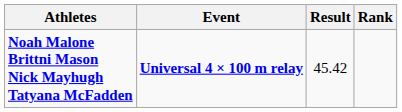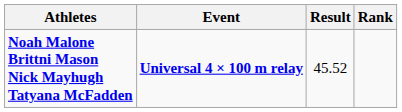(330, 68) 45.42 -> (330, 68) 45.52
